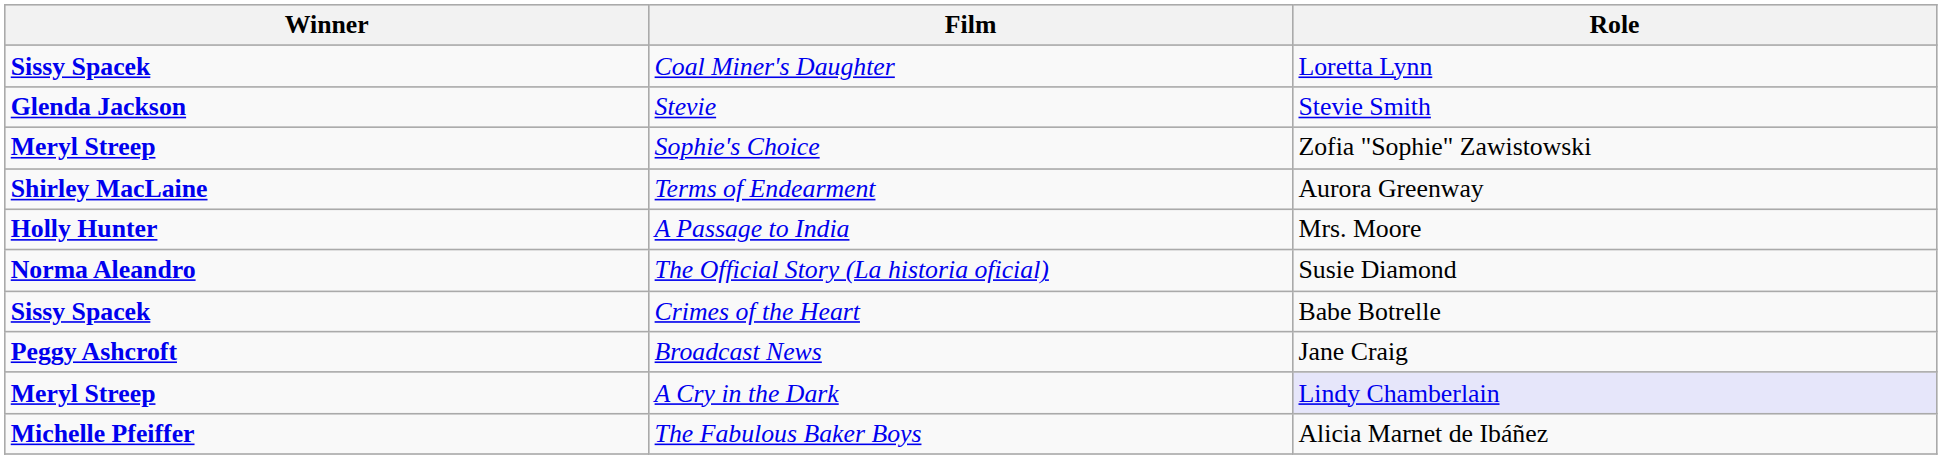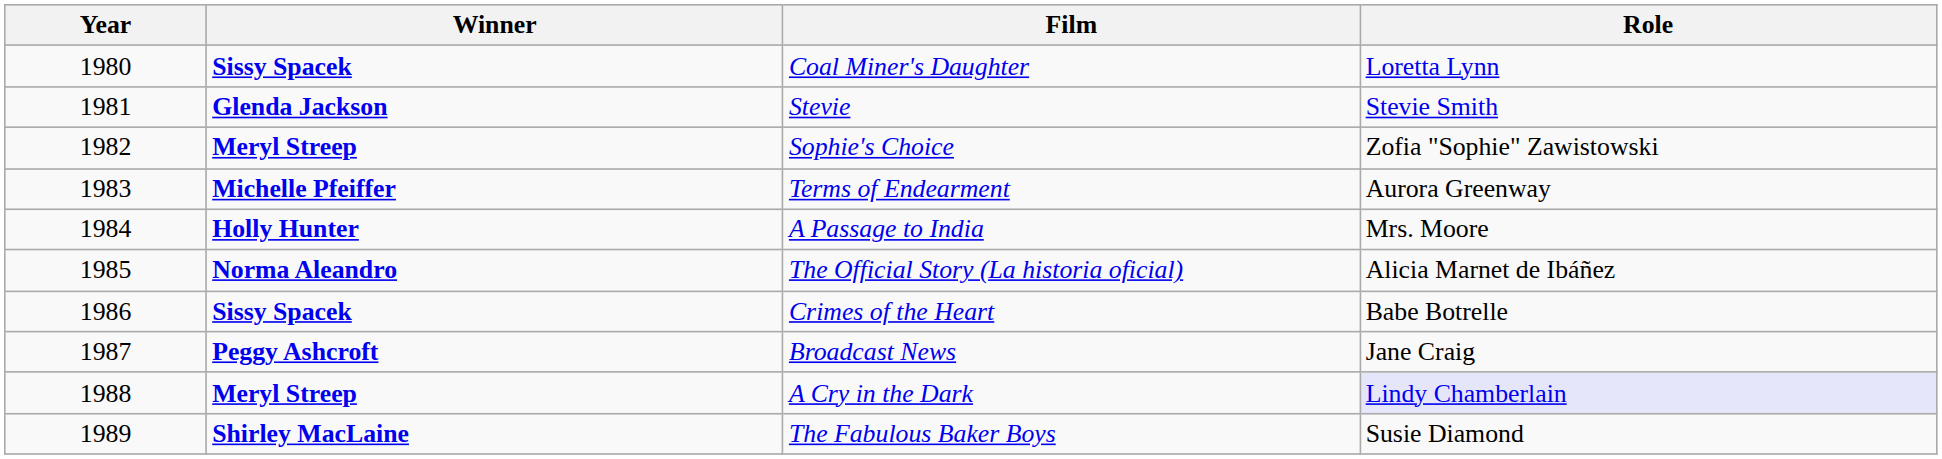+ column: (106, 24)
(109, 188) Shirley MacLaine -> (304, 188) Michelle Pfeiffer
(1378, 270) Susie Diamond -> (1490, 270) Alicia Marnet de Ibáñez
(103, 433) Michelle Pfeiffer -> (311, 433) Shirley MacLaine
(1423, 433) Alicia Marnet de Ibáñez -> (1445, 433) Susie Diamond
